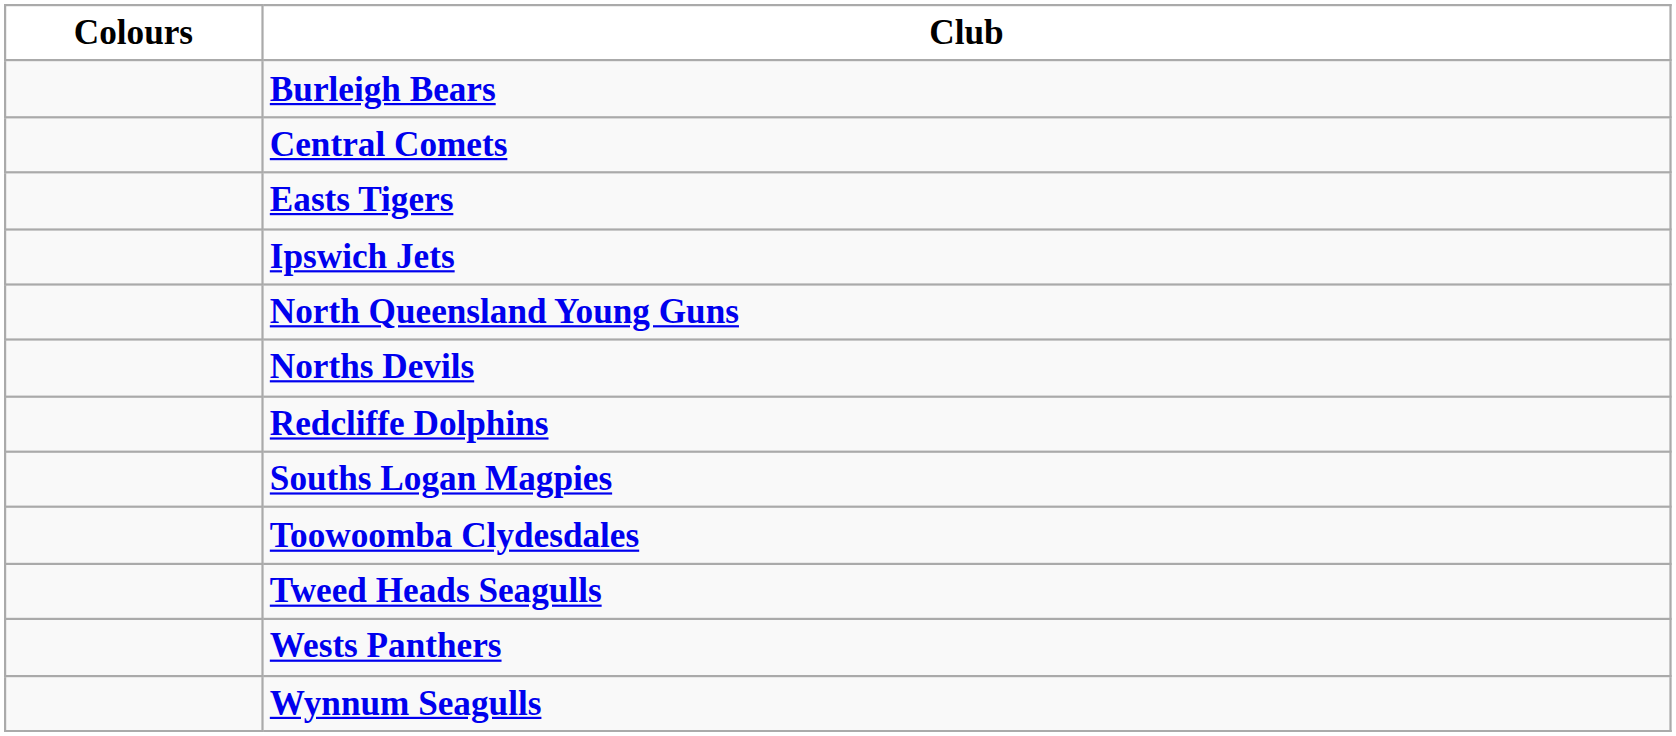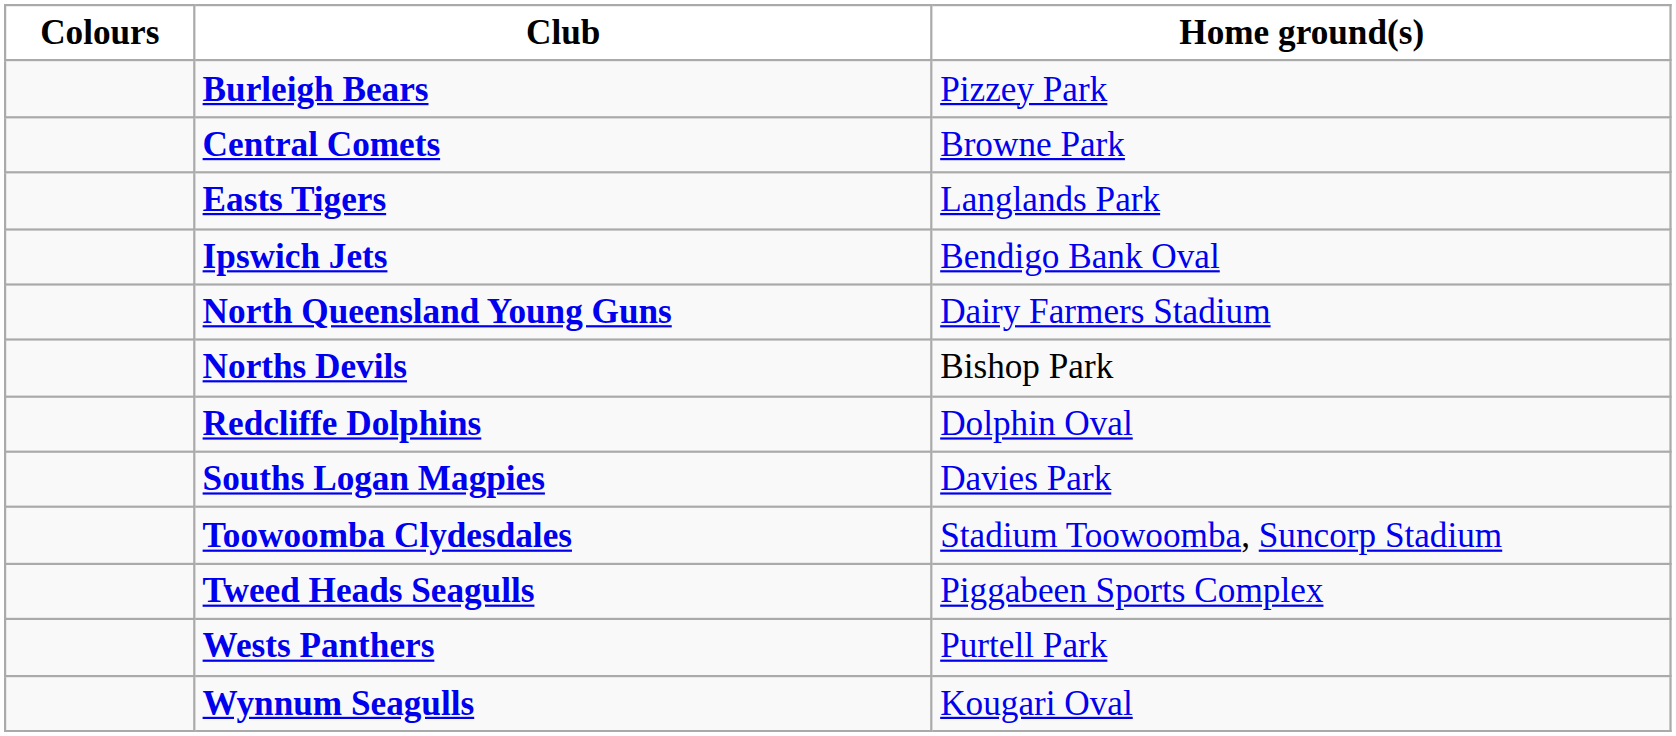+ column: (1302, 32)
